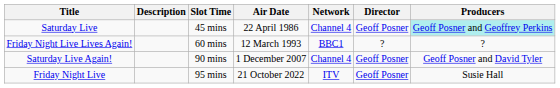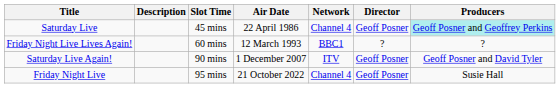(331, 59) Channel 4 -> (331, 59) ITV
(331, 75) ITV -> (331, 75) Channel 4
